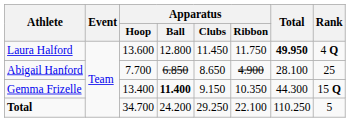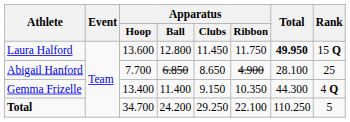(329, 51) 4 Q -> (329, 51) 15 Q
(175, 89) bold -> (175, 89) normal
(329, 89) 15 Q -> (329, 89) 4 Q
